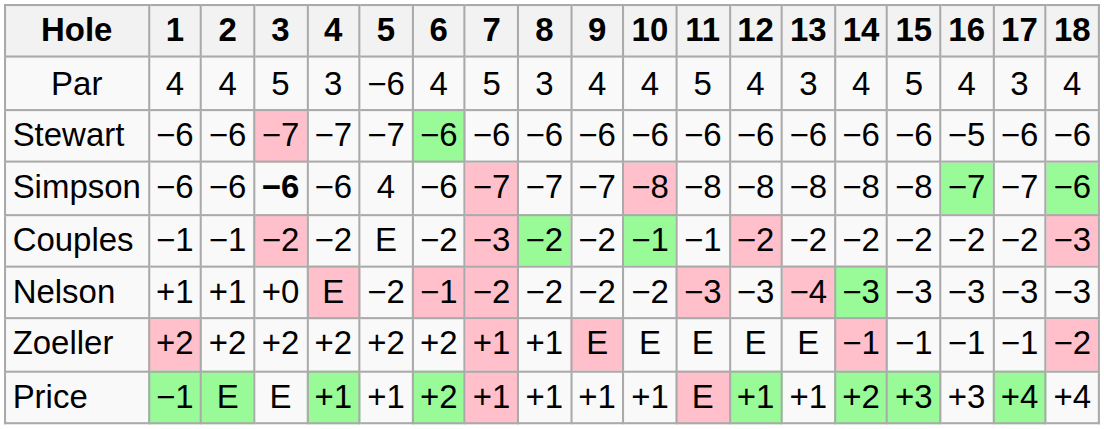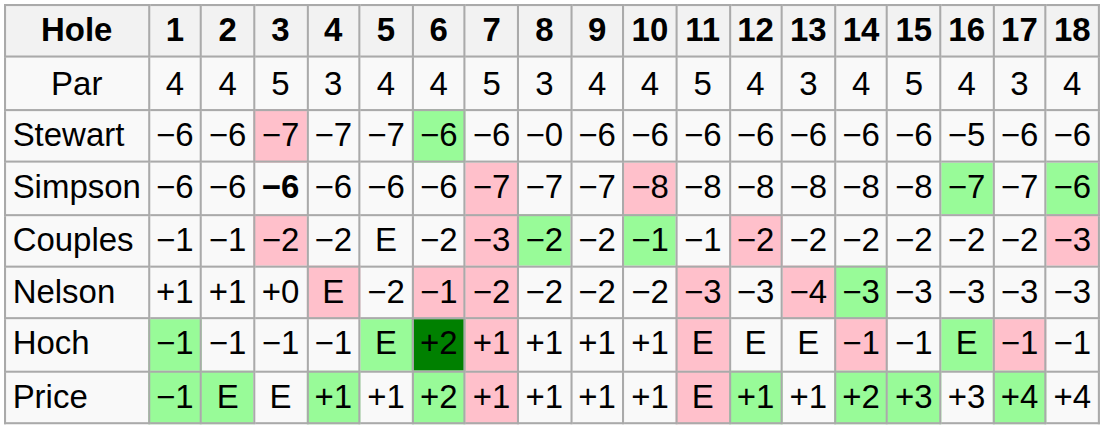(386, 82) −6 -> (386, 82) 4
(544, 135) −6 -> (544, 135) −0
(386, 187) 4 -> (386, 187) −6
- row: (63, 344)
+ row: (51, 344)
